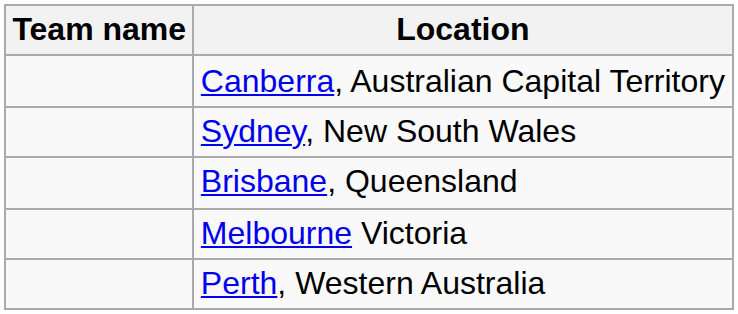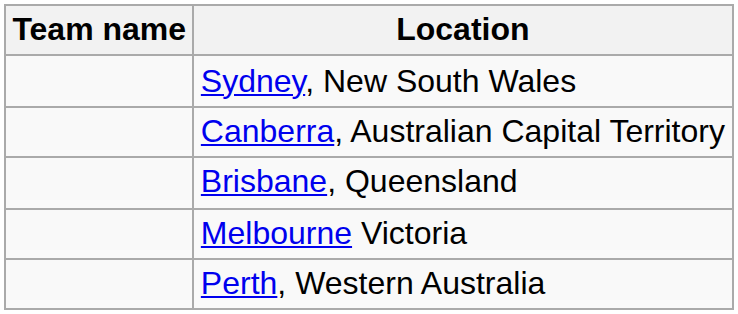rows swapped: (463, 80) <-> (388, 131)
